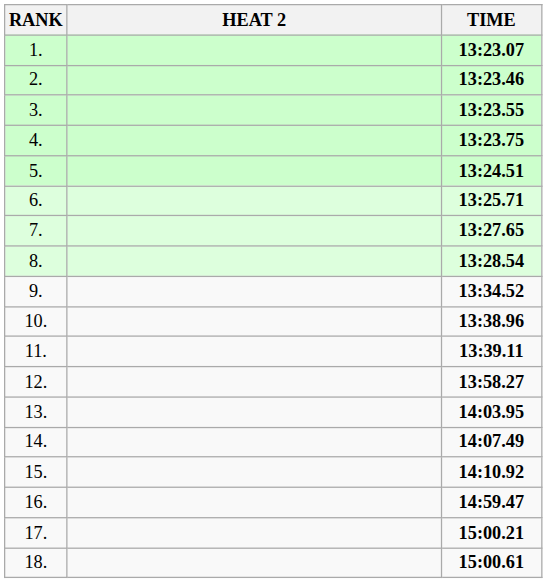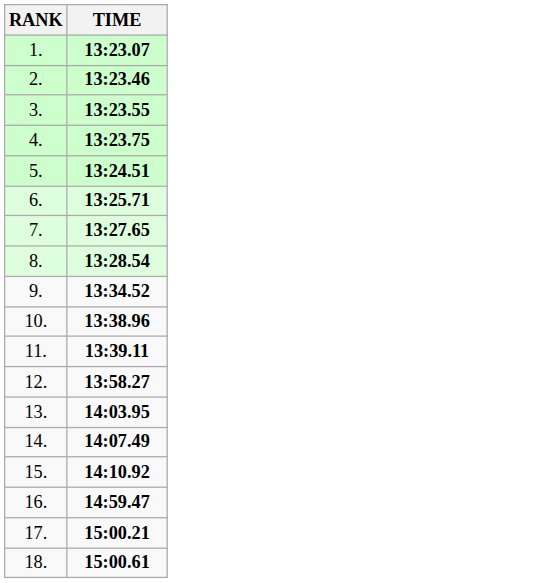- column: (254, 19)
